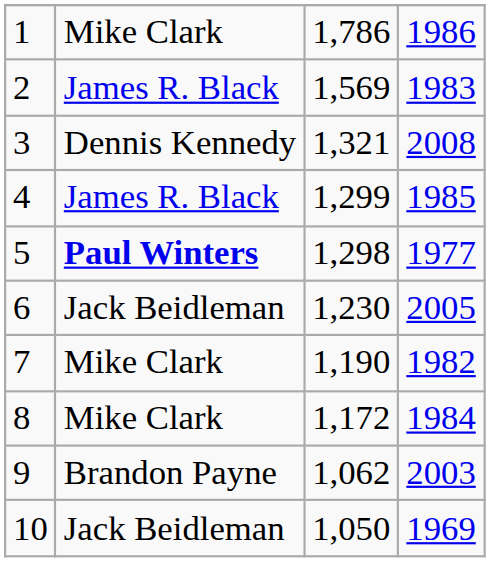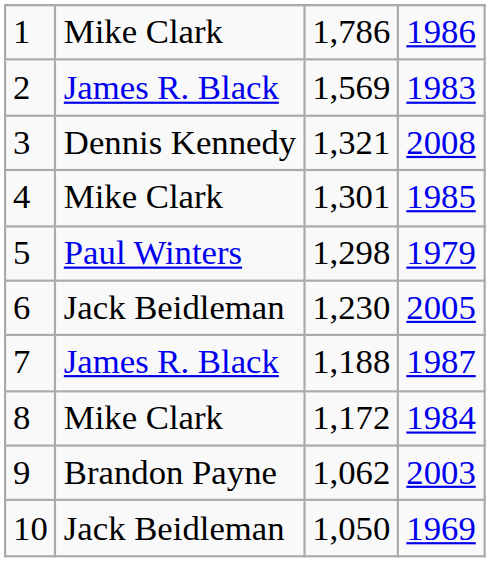(171, 197) James R. Black -> (143, 197) Mike Clark
(351, 197) 1,299 -> (351, 197) 1,301
(161, 252) bold -> (153, 252) normal
(441, 252) 1977 -> (441, 252) 1979
(143, 362) Mike Clark -> (171, 362) James R. Black
(351, 362) 1,190 -> (351, 362) 1,188
(441, 362) 1982 -> (441, 362) 1987
